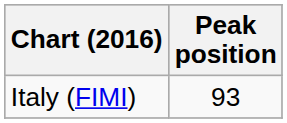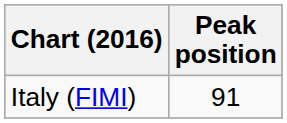(226, 96) 93 -> (226, 96) 91
